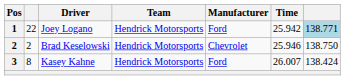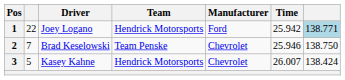(29, 46) 2 -> (29, 46) 7
(159, 46) Hendrick Motorsports -> (141, 46) Team Penske
(29, 62) 8 -> (29, 62) 5
(217, 62) Ford -> (228, 62) Chevrolet
